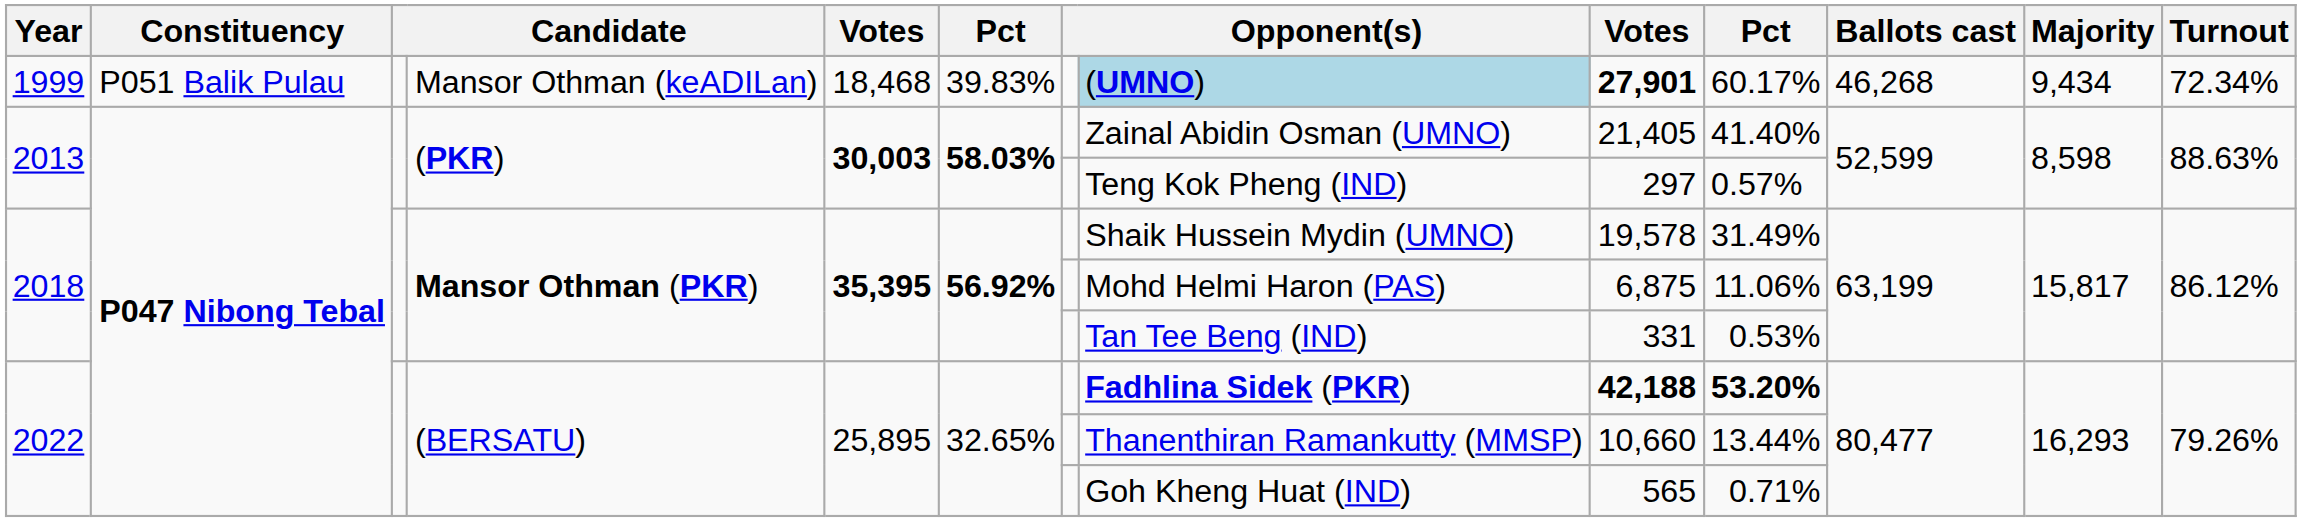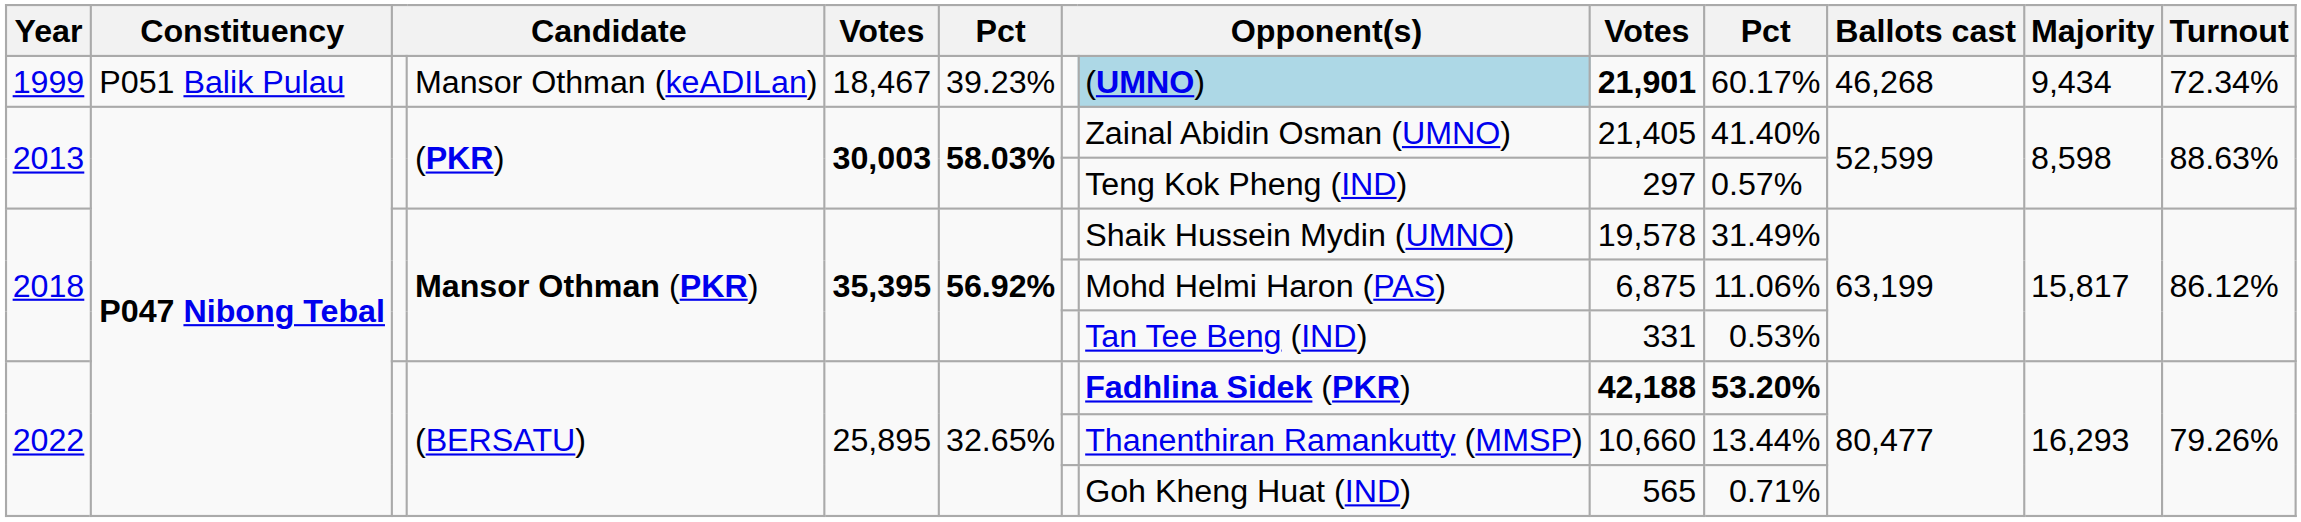(882, 82) 18,468 -> (882, 82) 18,467
(1001, 82) 39.83% -> (1001, 82) 39.23%
(1647, 82) 27,901 -> (1647, 82) 21,901
